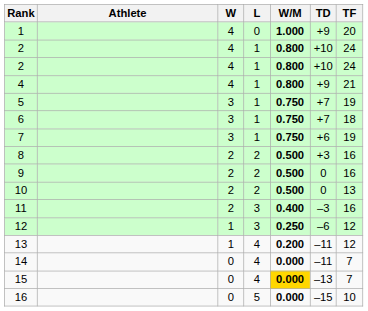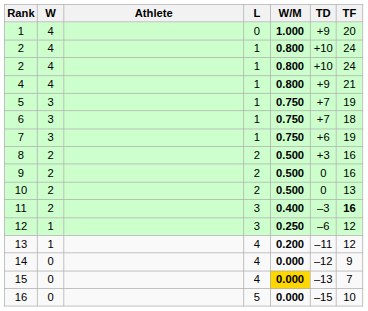columns swapped: (128, 13) <-> (231, 13)
(349, 208) normal -> (349, 208) bold
(323, 262) –11 -> (323, 262) –12
(349, 262) 7 -> (349, 262) 9
